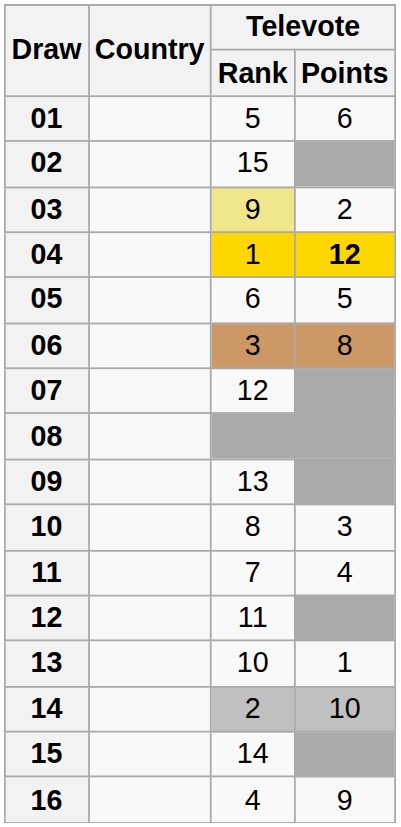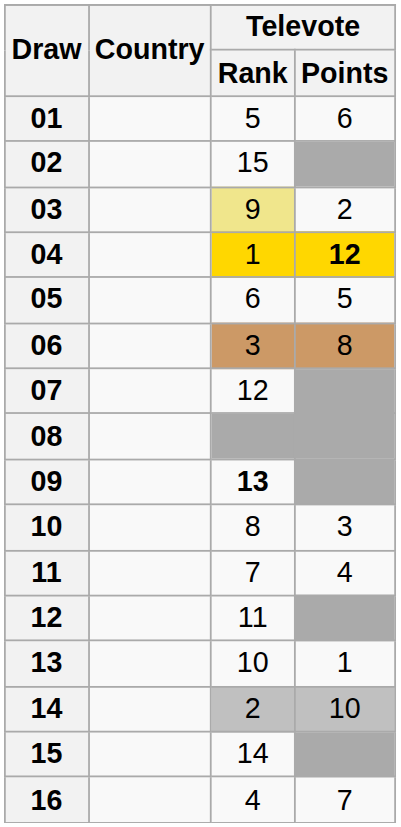(253, 481) normal -> (253, 481) bold
(345, 799) 9 -> (345, 799) 7
